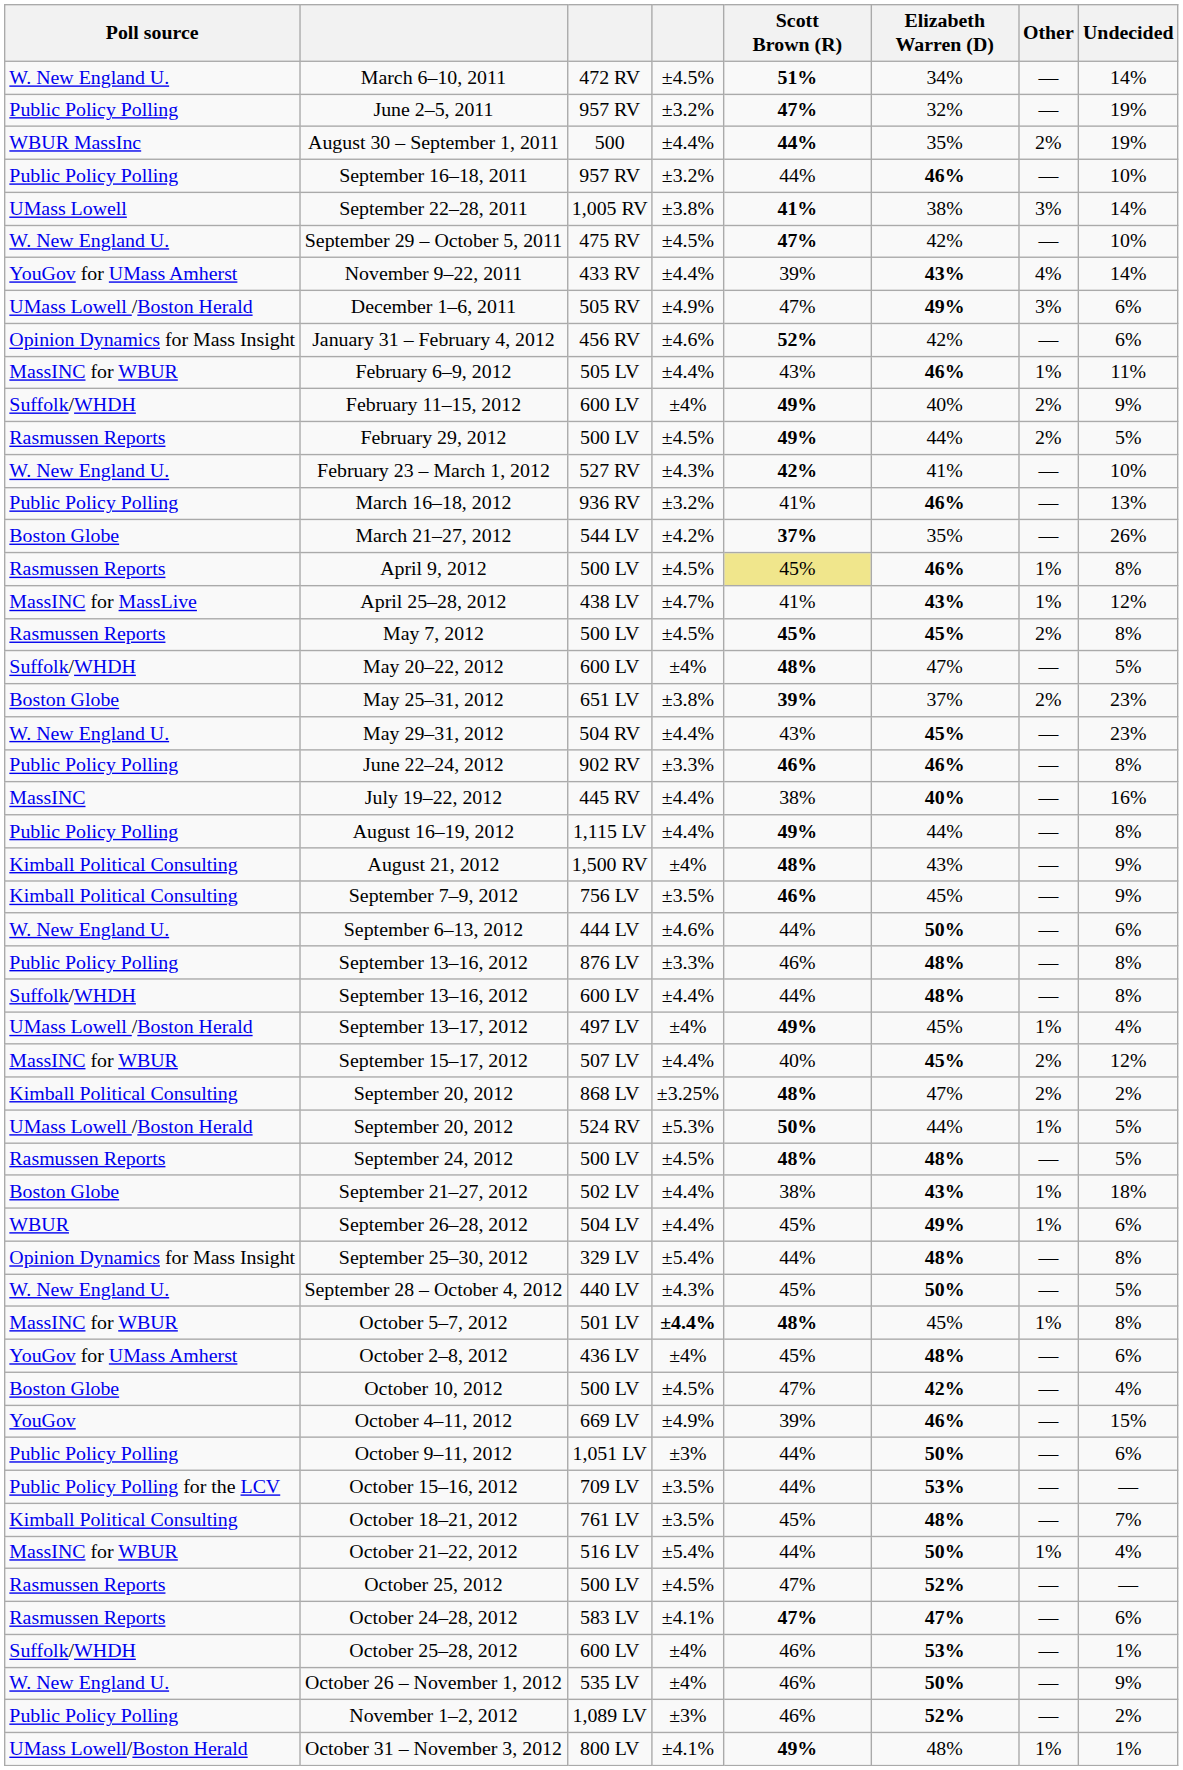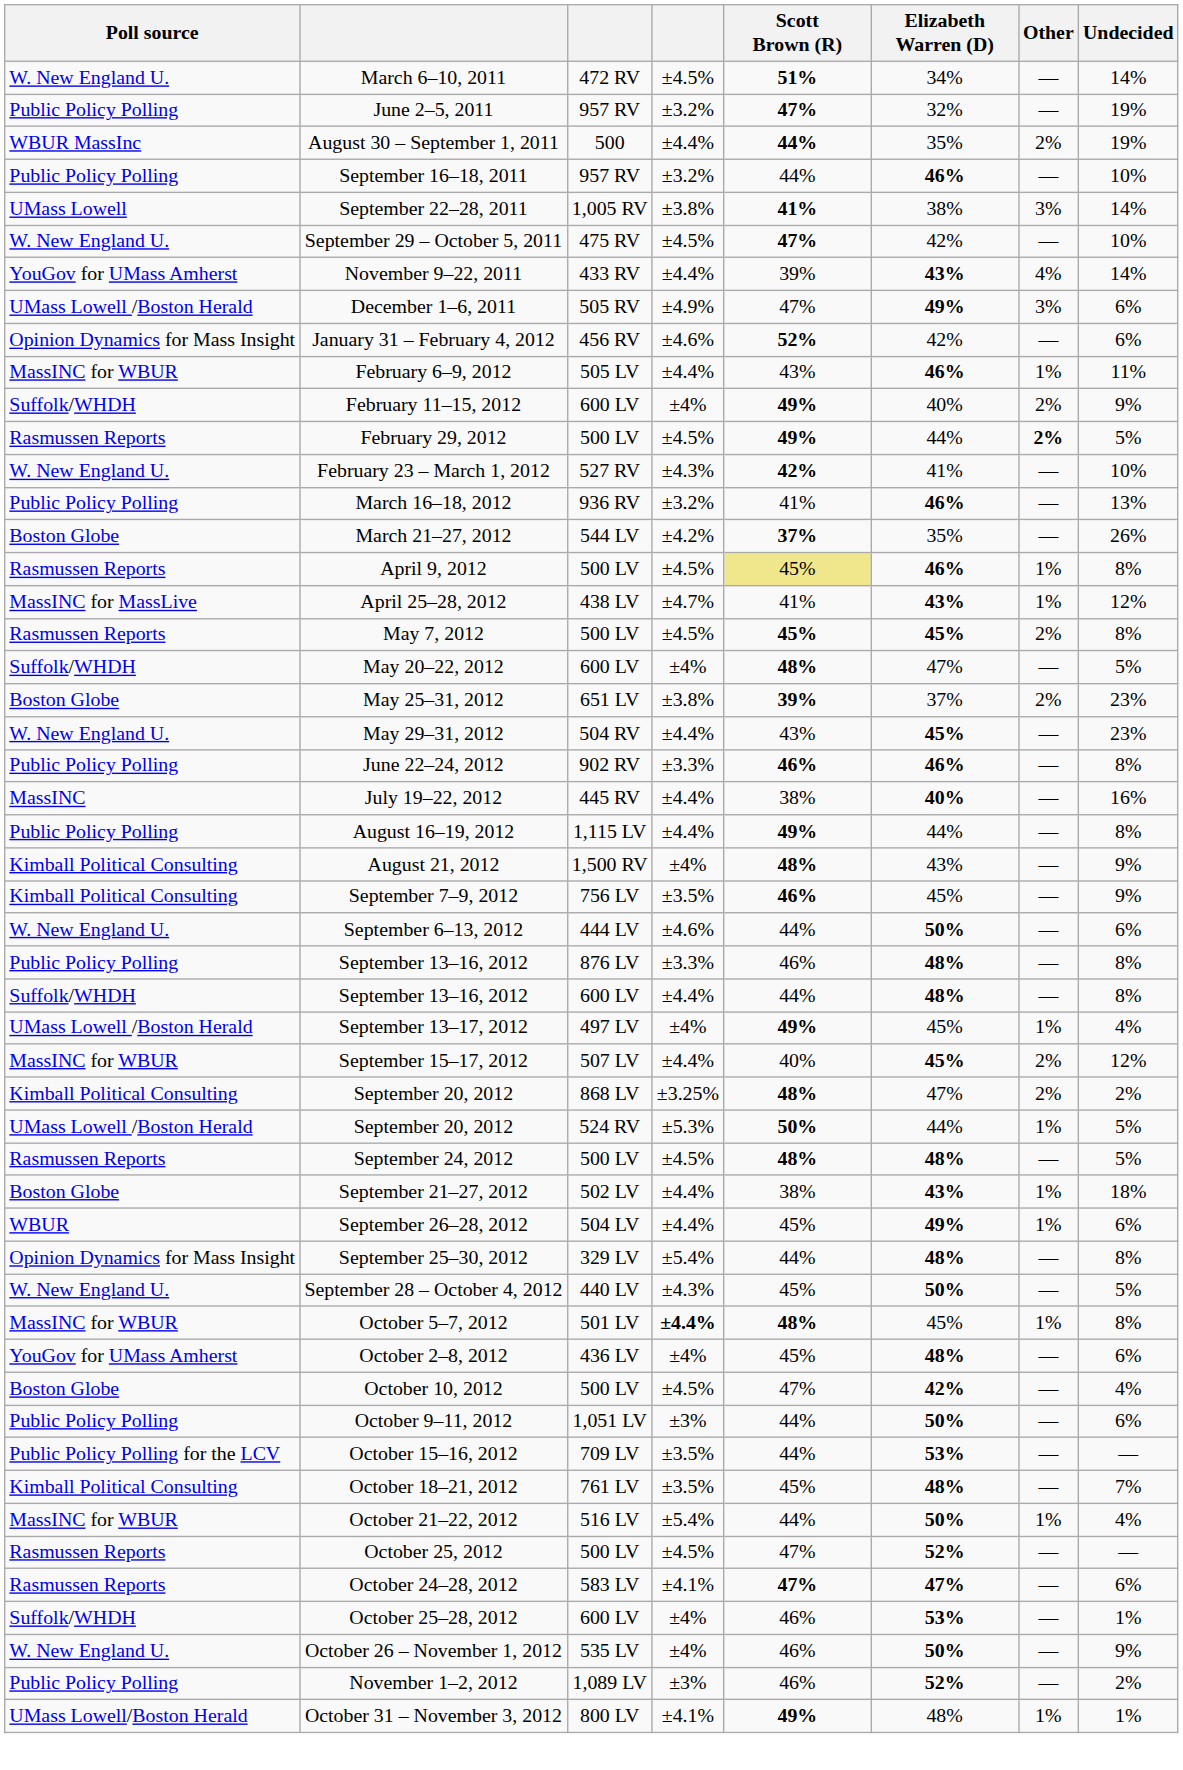(1048, 438) normal -> (1048, 438) bold
- row: (433, 1421)
